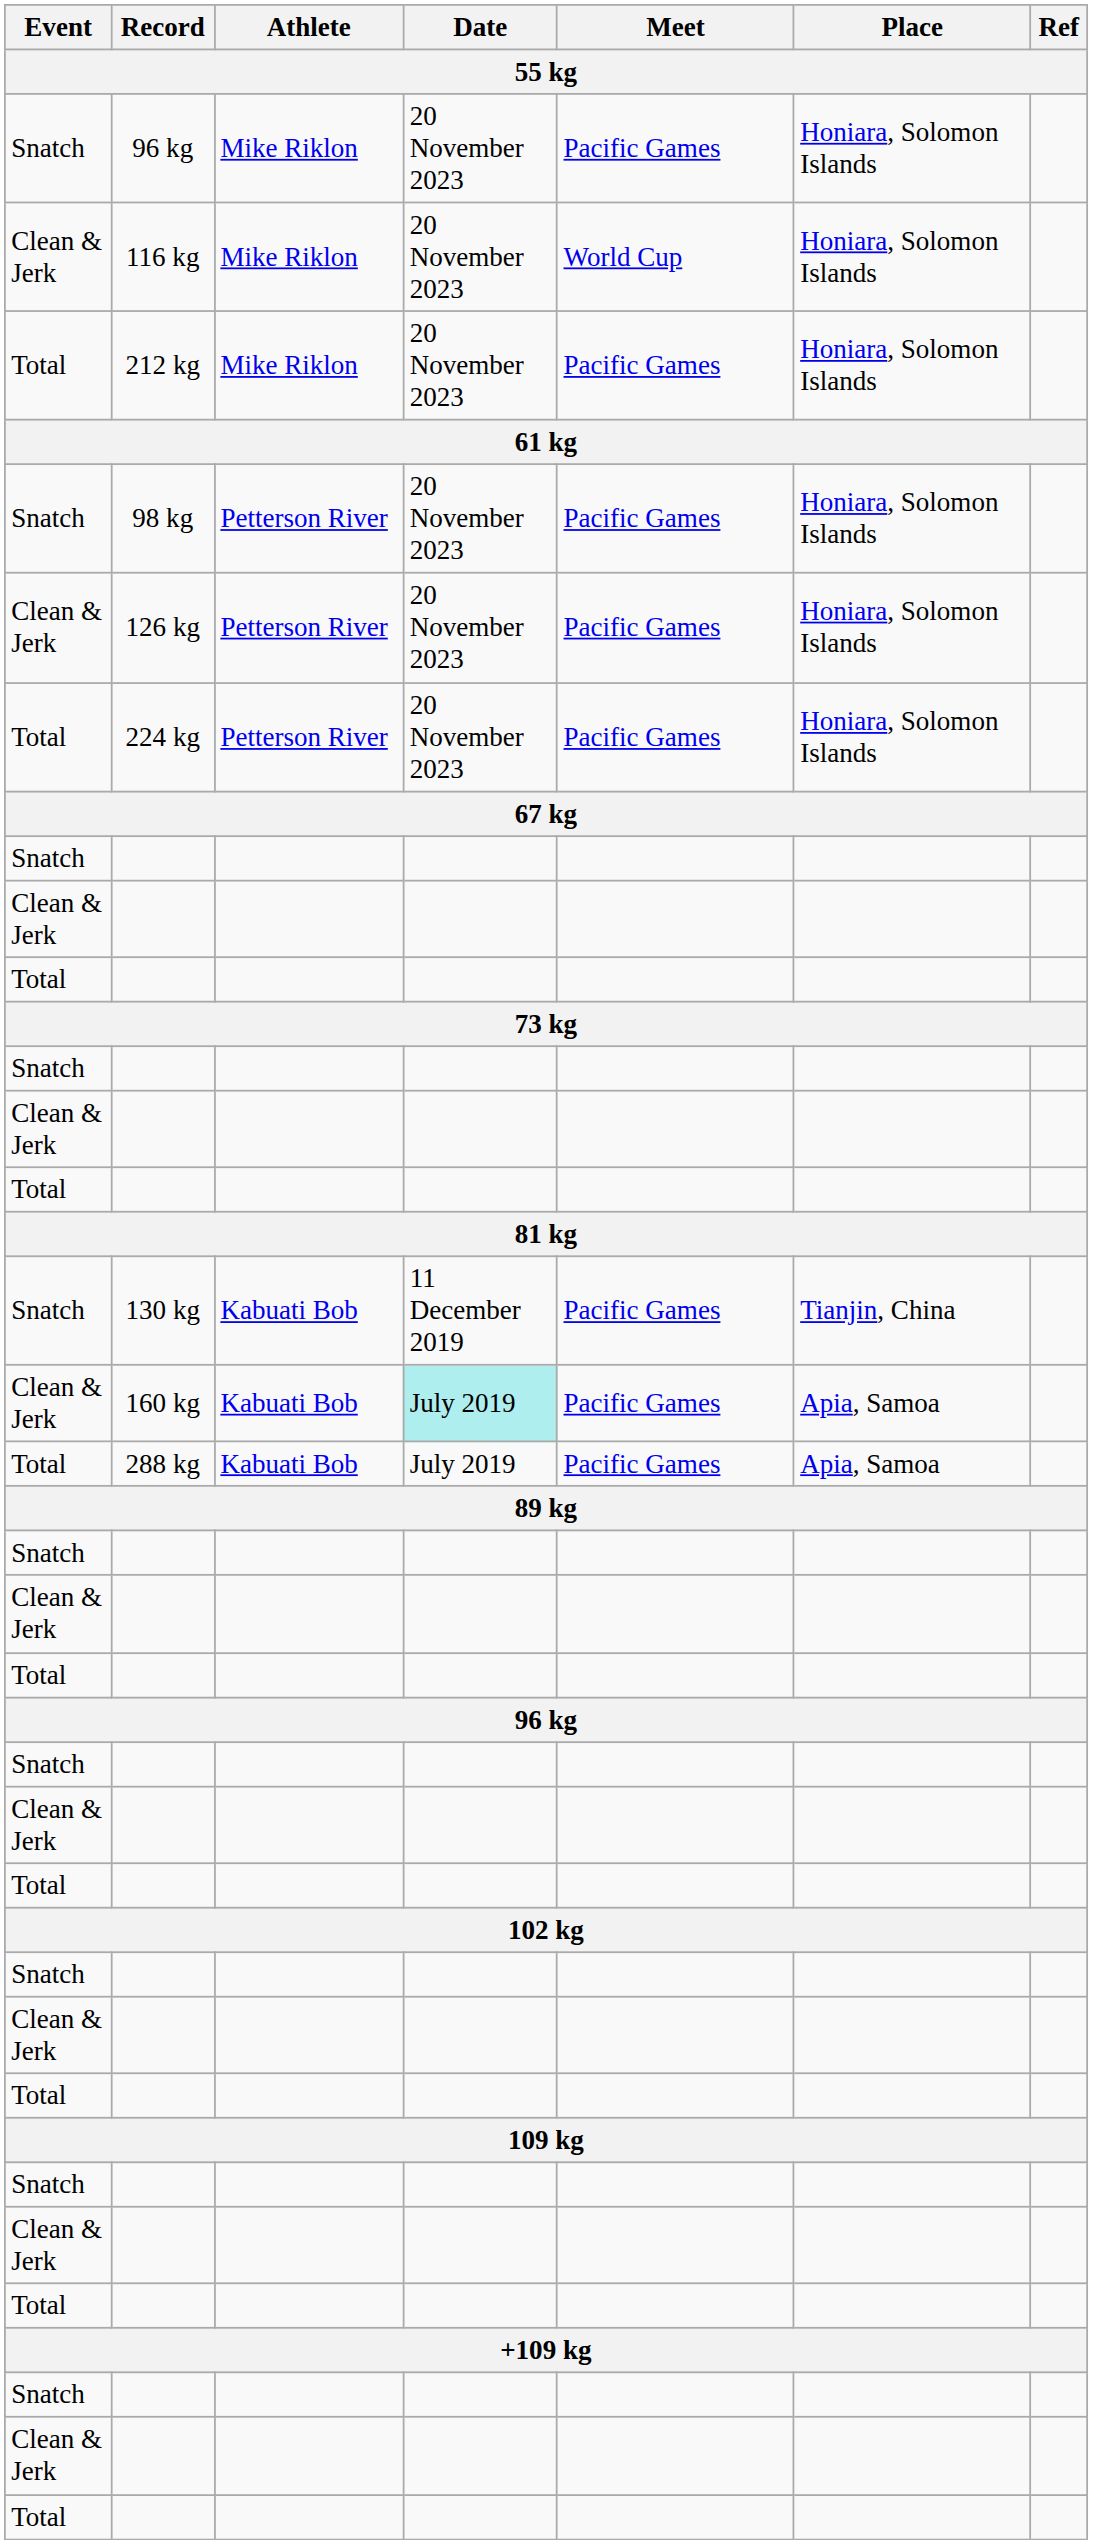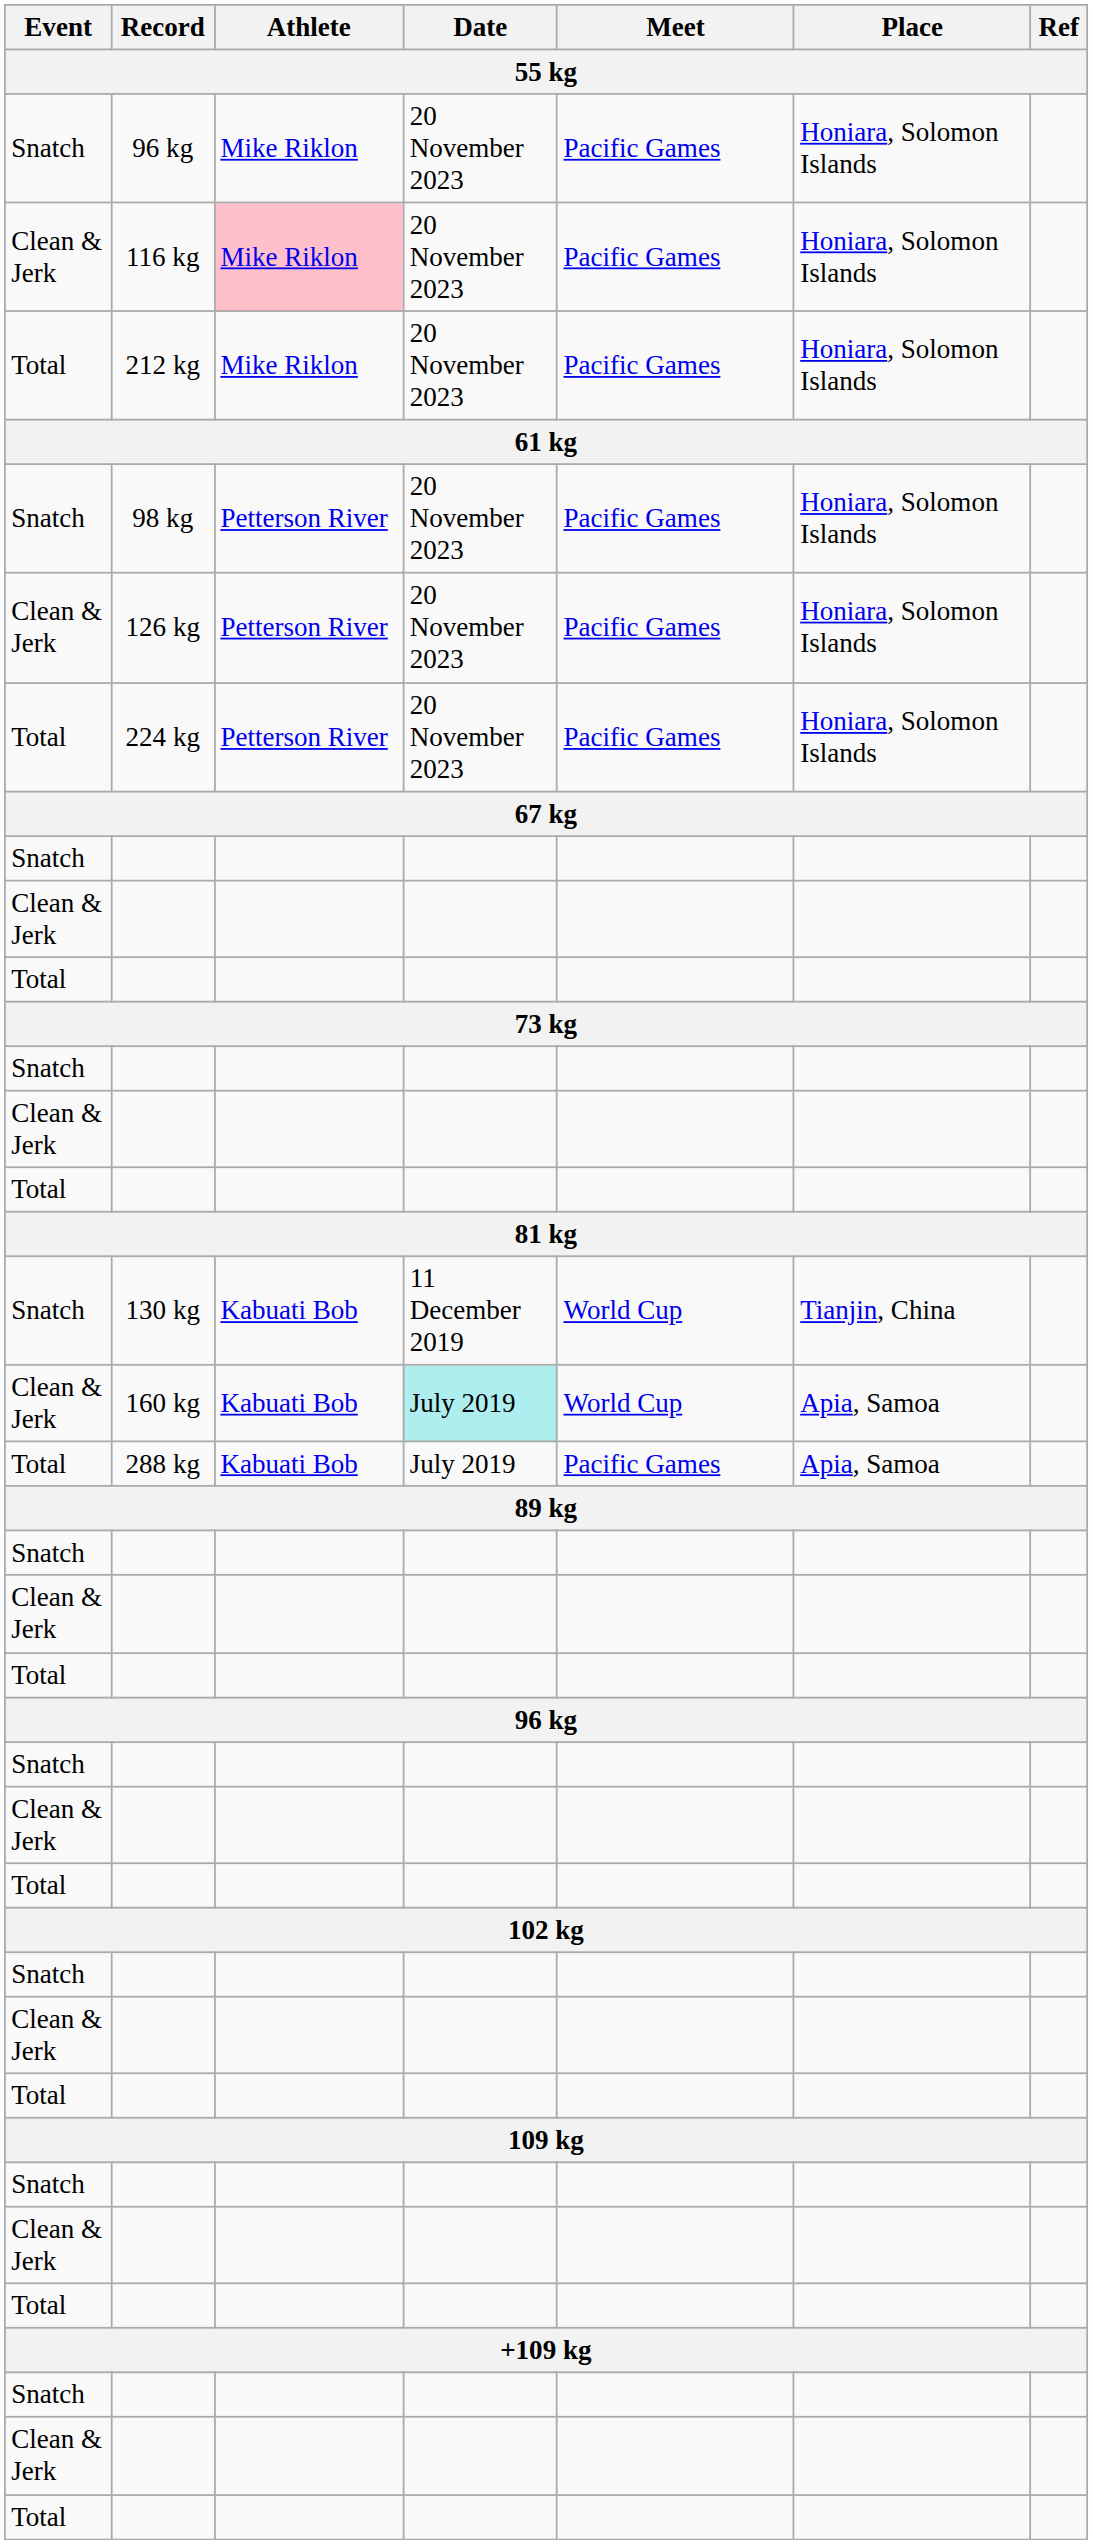(289, 256) no background -> (289, 256) pink background
(623, 256) World Cup -> (642, 256) Pacific Games
(642, 1310) Pacific Games -> (623, 1310) World Cup
(642, 1403) Pacific Games -> (623, 1403) World Cup
